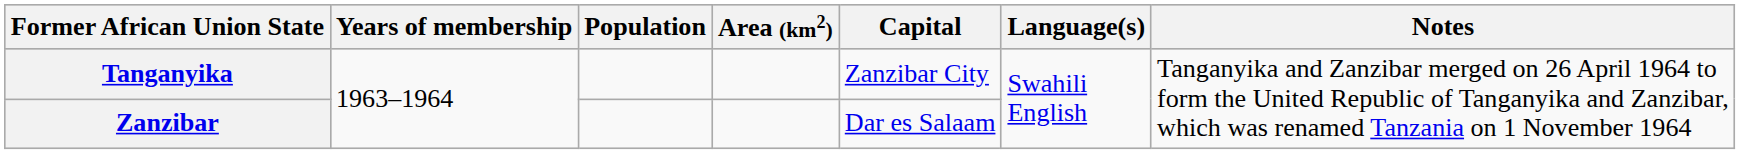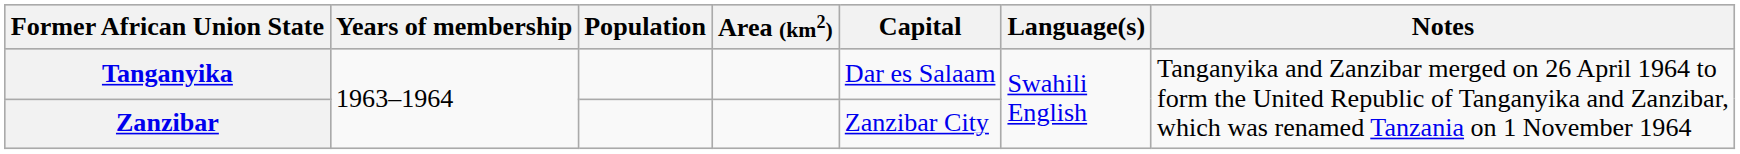(917, 73) Zanzibar City -> (920, 73) Dar es Salaam
(920, 123) Dar es Salaam -> (917, 123) Zanzibar City
